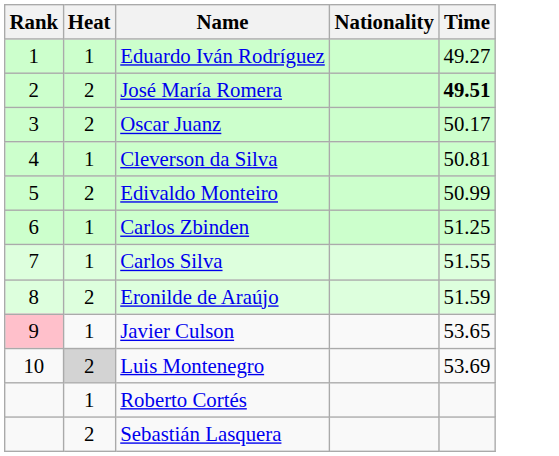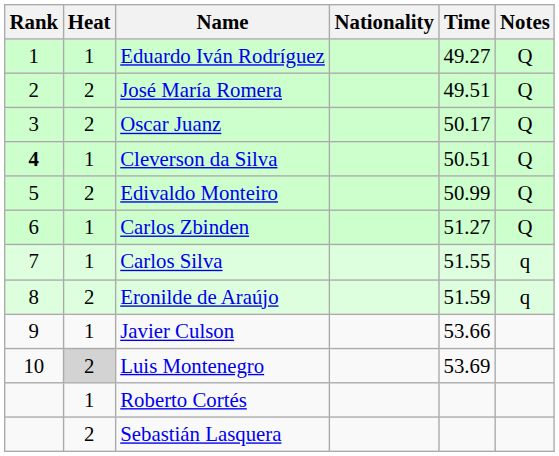+ column: (525, 21)
(467, 90) bold -> (467, 90) normal
(34, 159) normal -> (34, 159) bold
(467, 159) 50.81 -> (467, 159) 50.51
(467, 227) 51.25 -> (467, 227) 51.27
(34, 330) pink background -> (34, 330) no background
(467, 330) 53.65 -> (467, 330) 53.66
